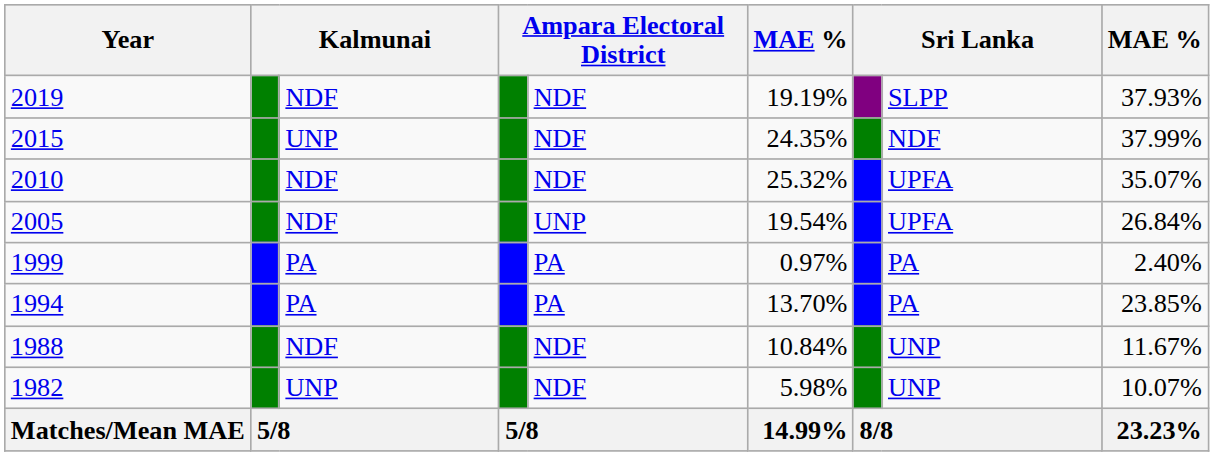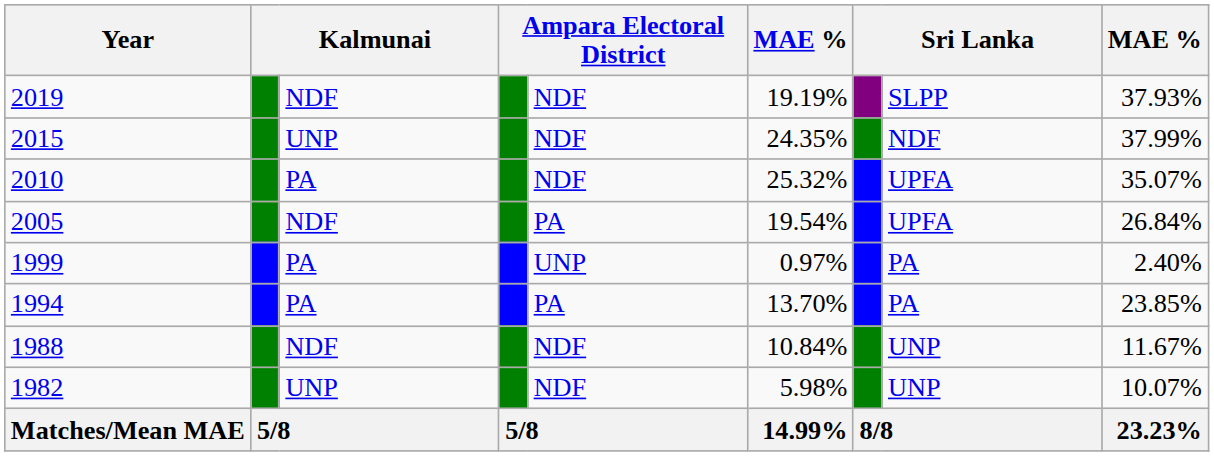(312, 179) NDF -> (301, 179) PA
(560, 221) UNP -> (549, 221) PA
(549, 262) PA -> (560, 262) UNP
